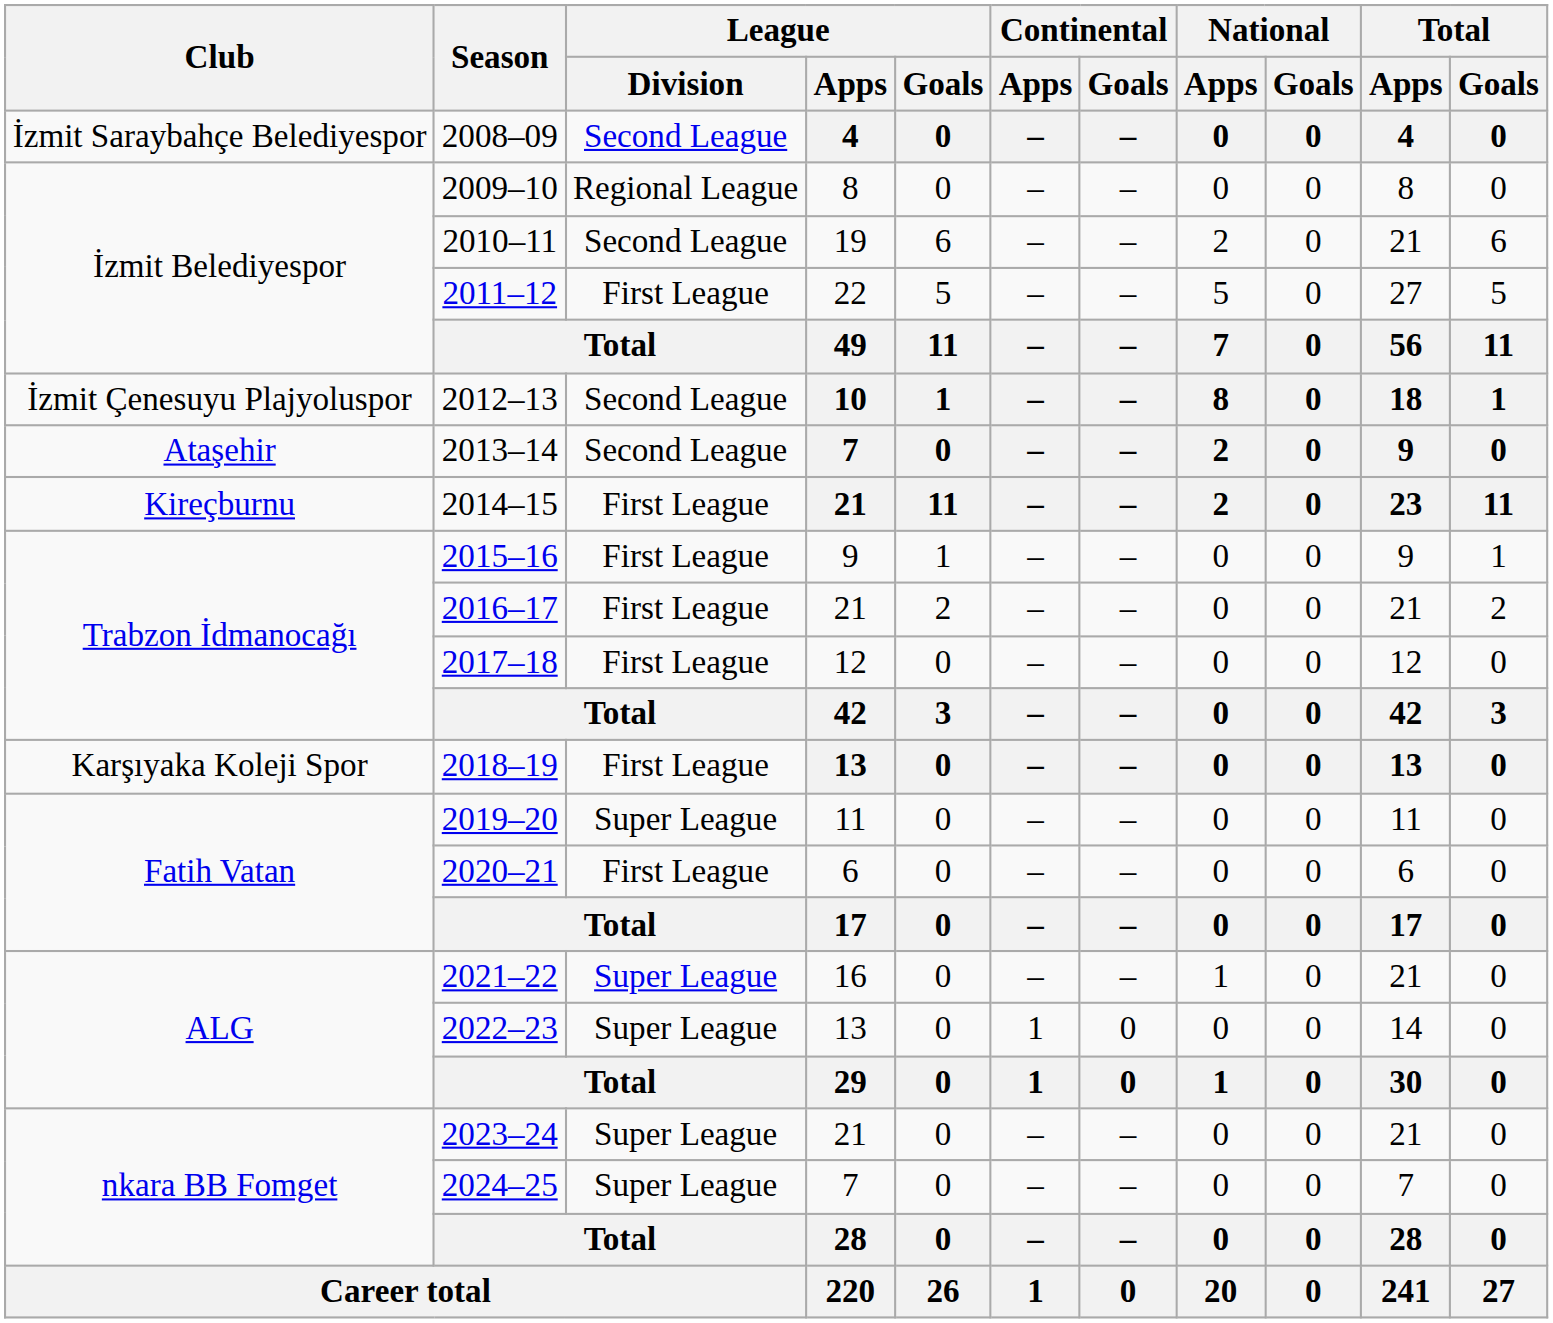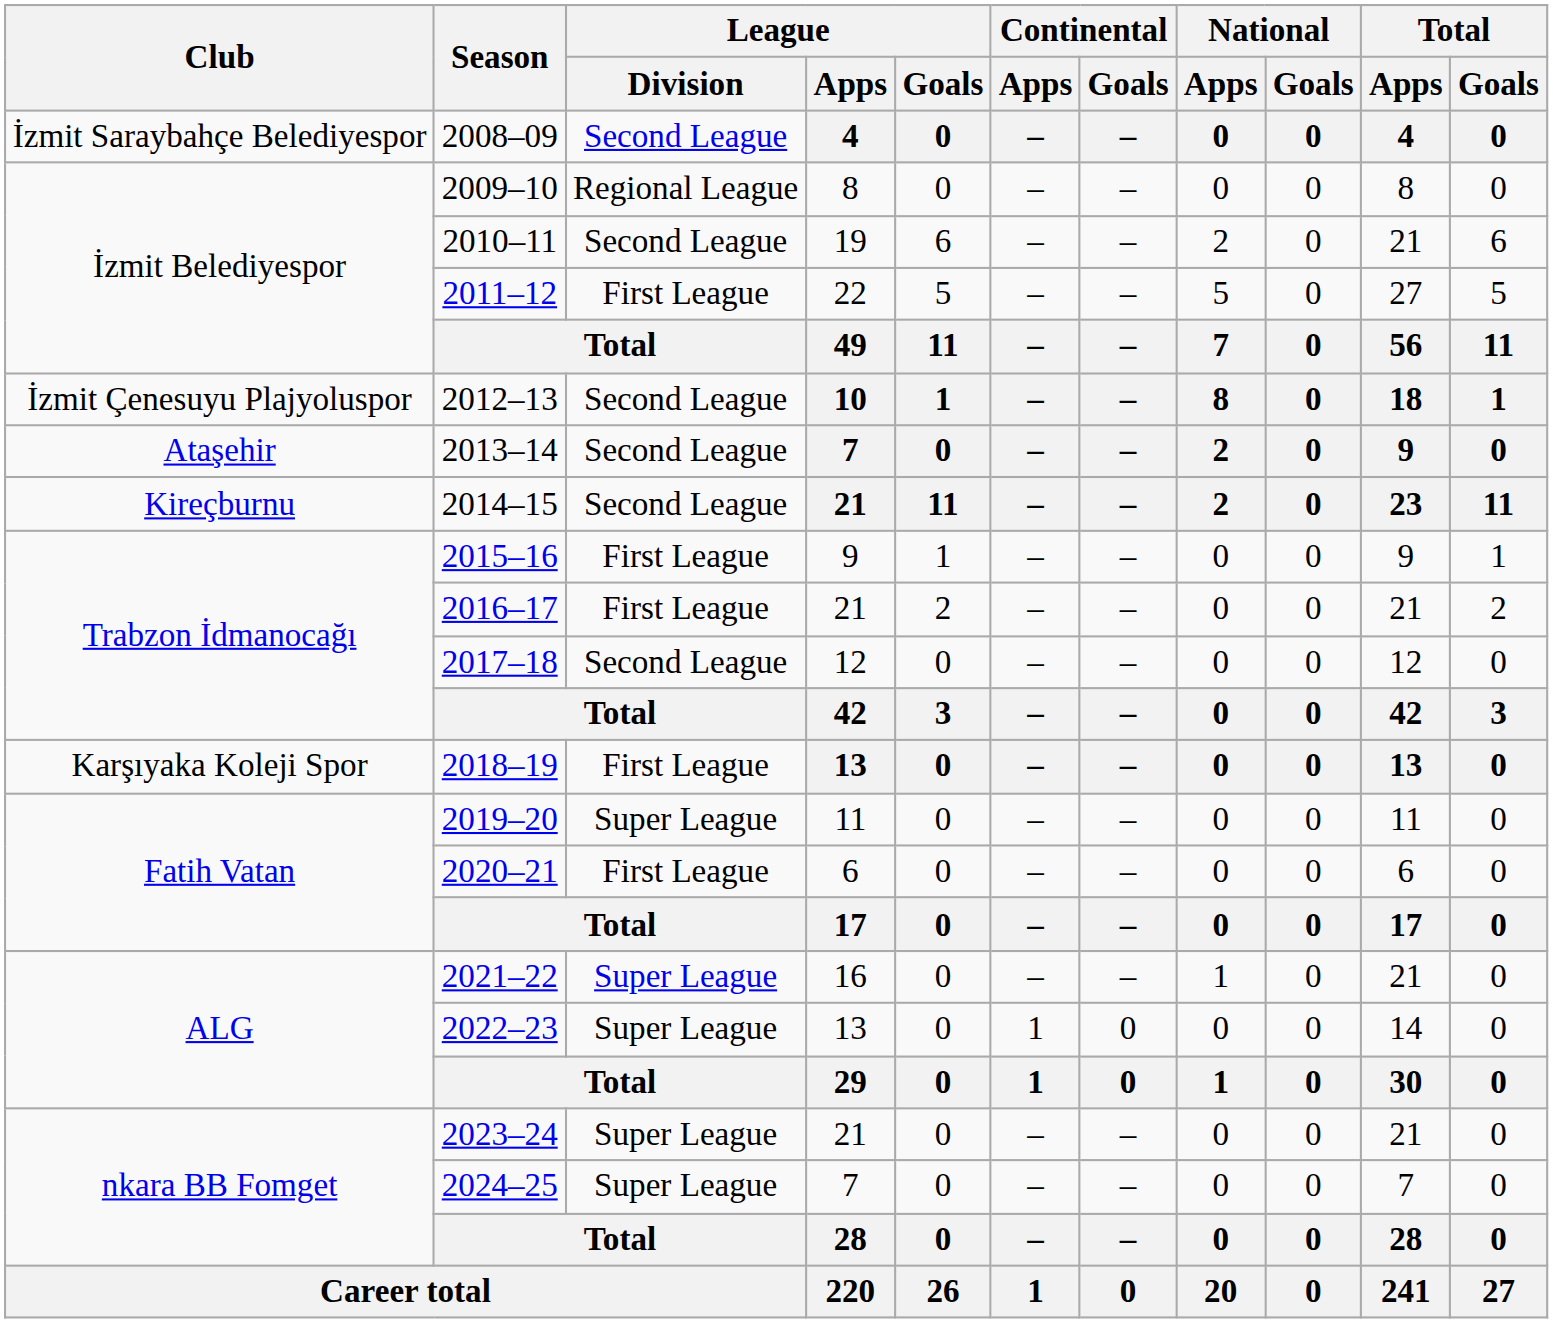(686, 503) First League -> (686, 503) Second League
(686, 661) First League -> (686, 661) Second League
